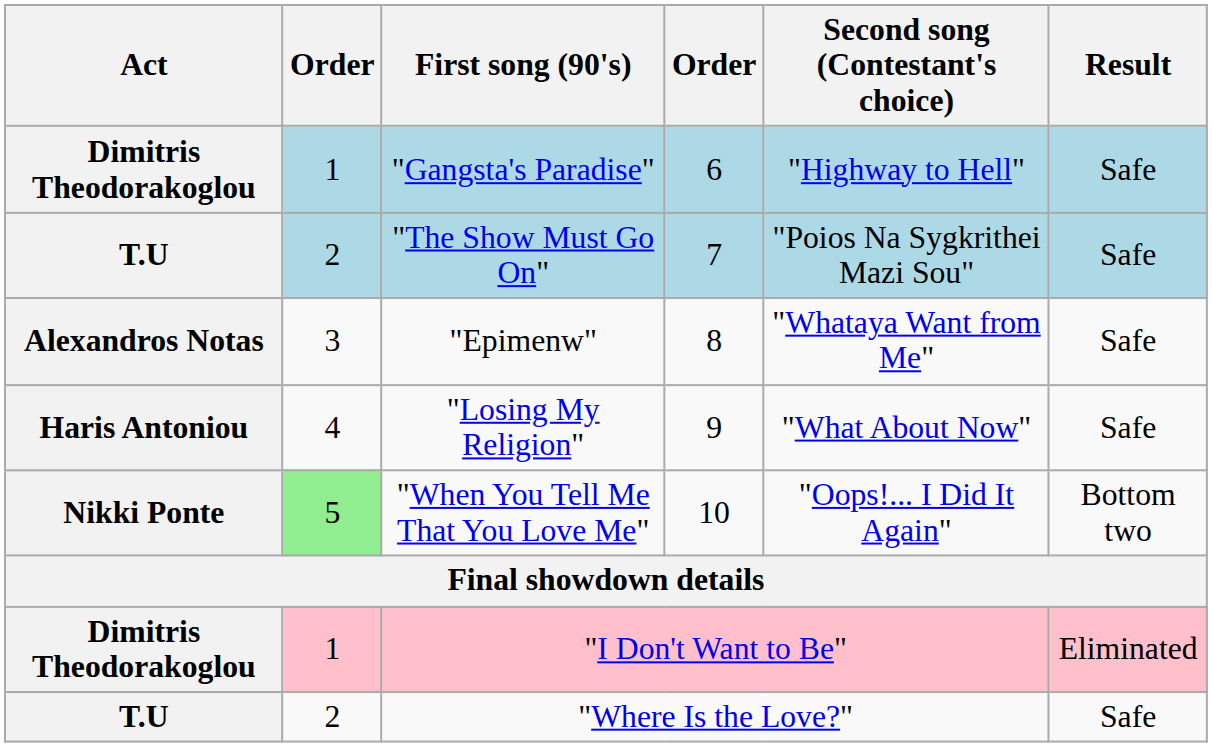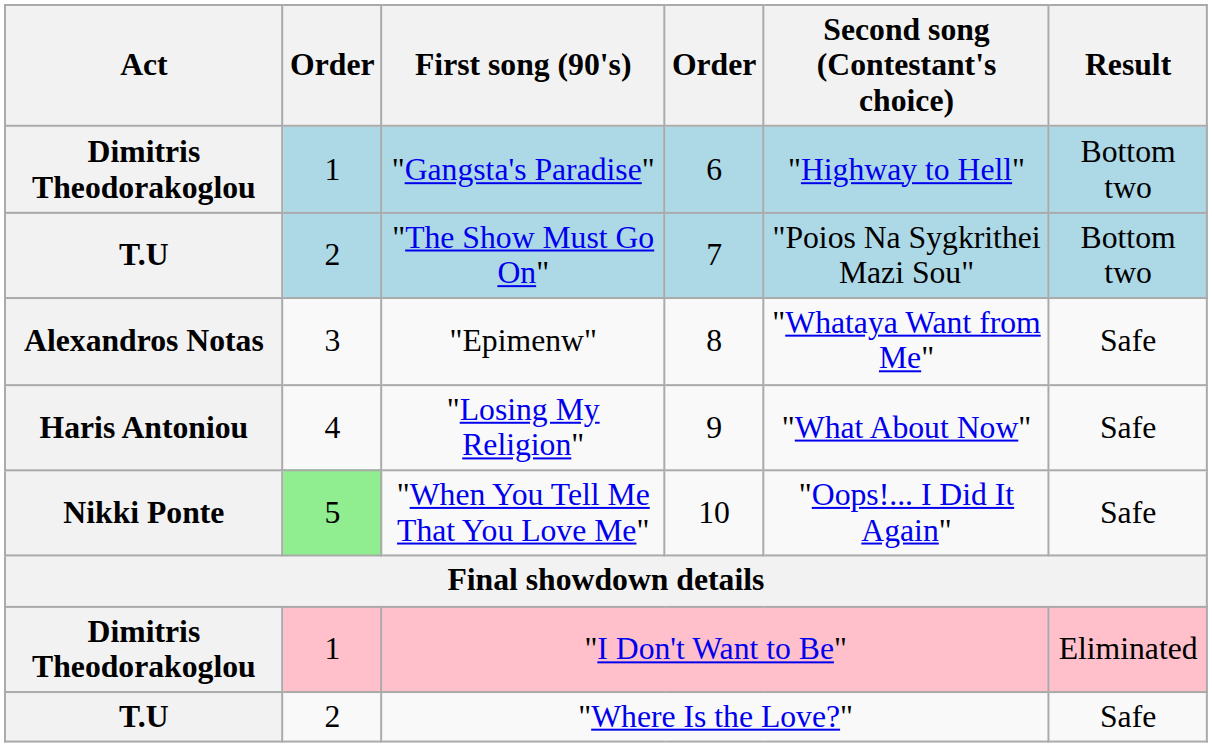(1128, 168) Safe -> (1128, 168) Bottom two
(1128, 254) Safe -> (1128, 254) Bottom two
(1128, 512) Bottom two -> (1128, 512) Safe
